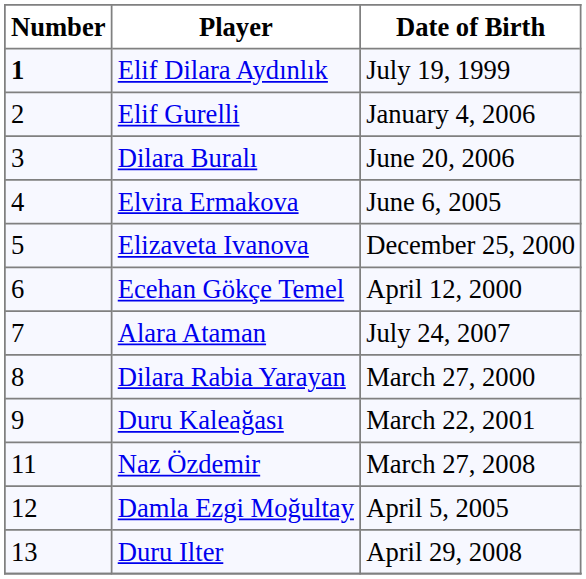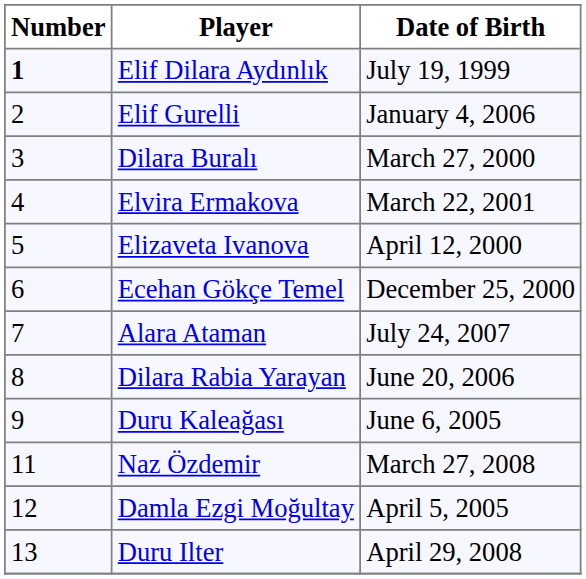(440, 157) June 20, 2006 -> (451, 157) March 27, 2000
(434, 201) June 6, 2005 -> (451, 201) March 22, 2001
(471, 245) December 25, 2000 -> (444, 245) April 12, 2000
(444, 288) April 12, 2000 -> (471, 288) December 25, 2000
(451, 376) March 27, 2000 -> (440, 376) June 20, 2006
(451, 420) March 22, 2001 -> (434, 420) June 6, 2005
